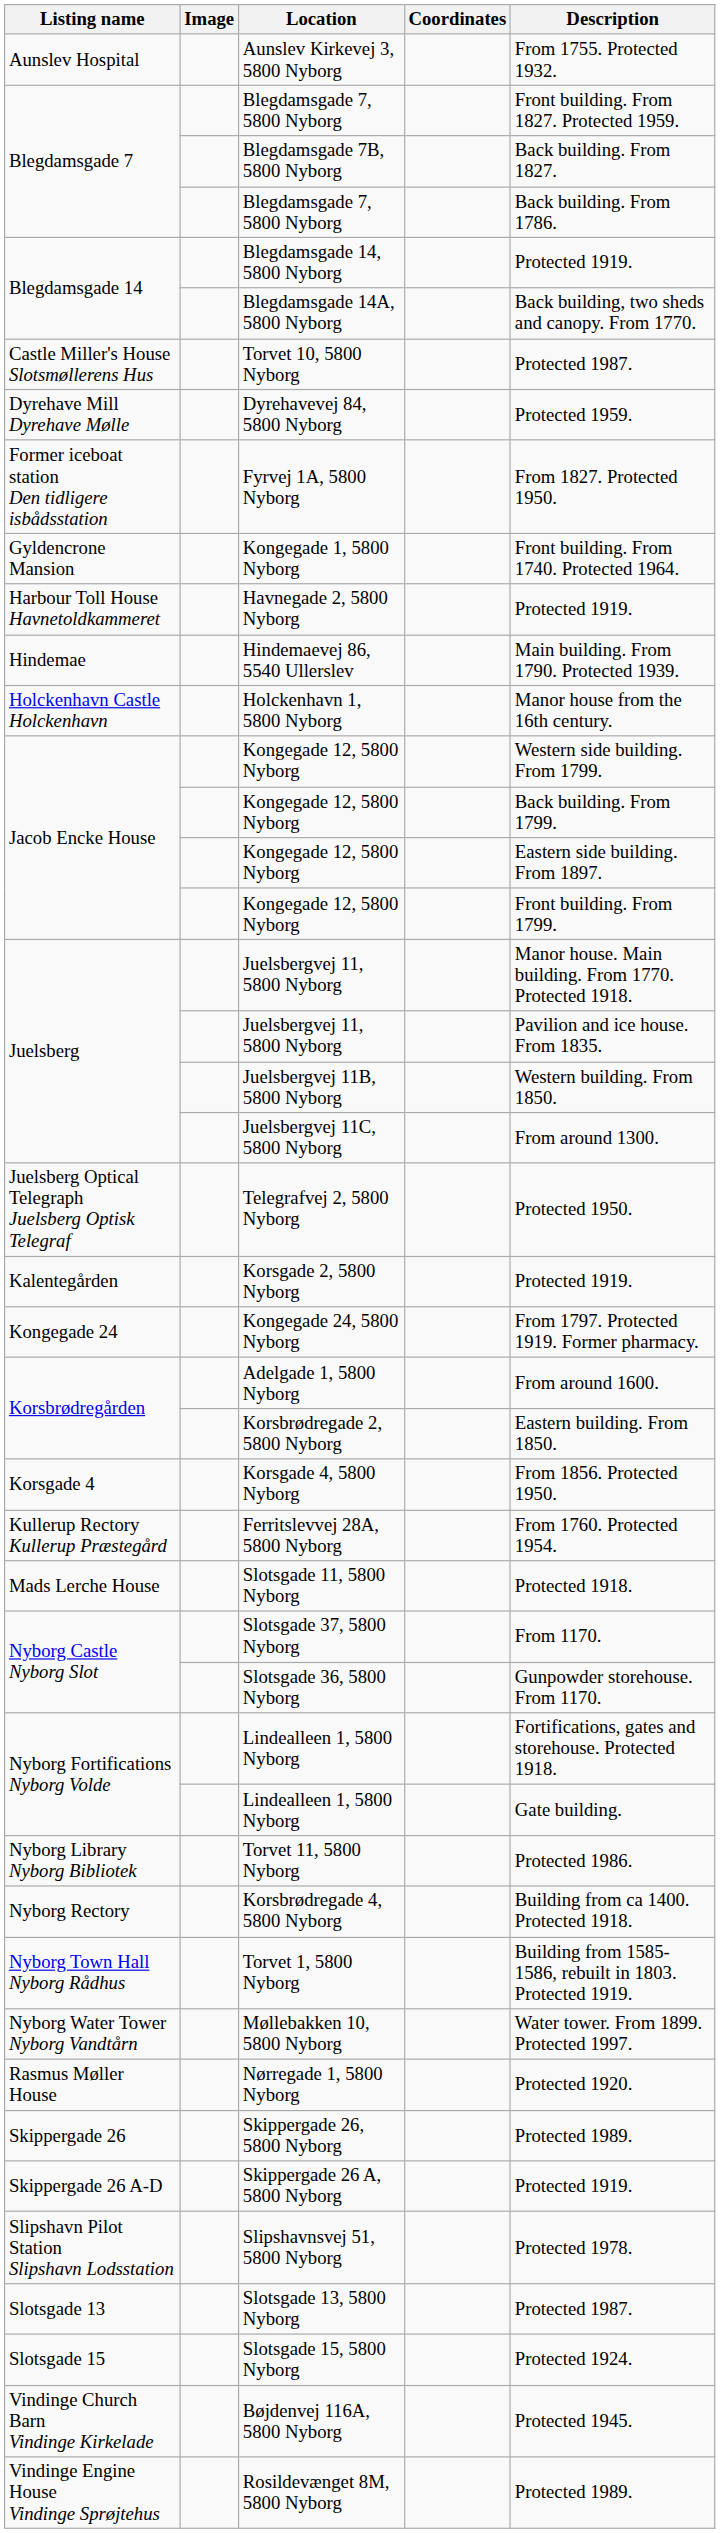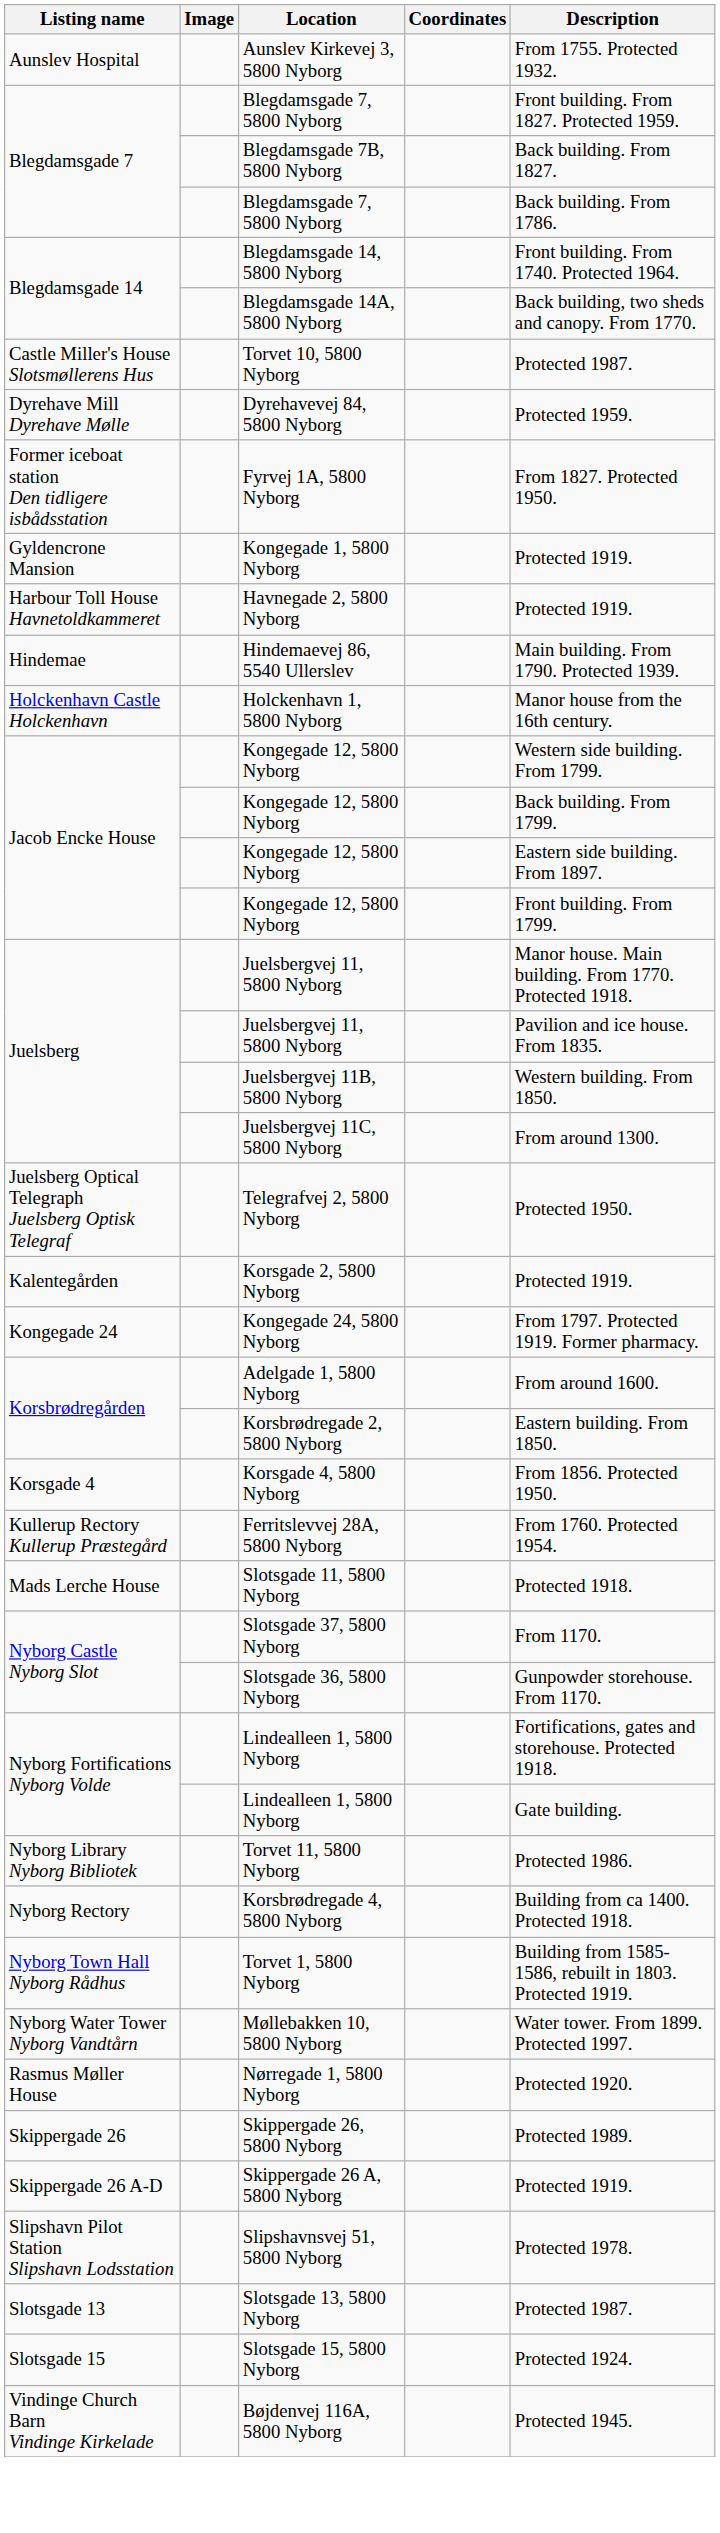(574, 262) Protected 1919. -> (597, 262) Front building. From 1740. Protected 1964.
(597, 558) Front building. From 1740. Protected 1964. -> (574, 558) Protected 1919.
- row: (84, 2492)
